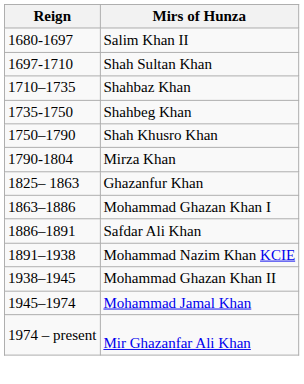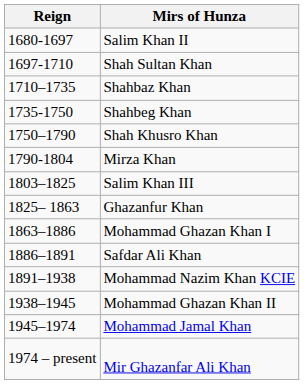+ row: (149, 183)
